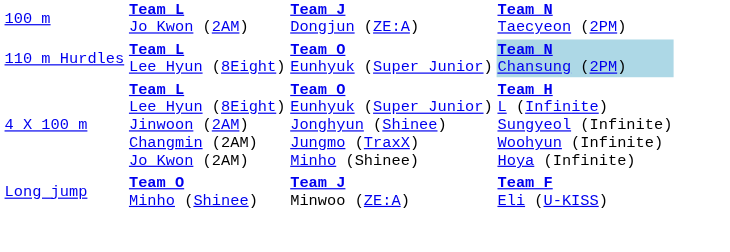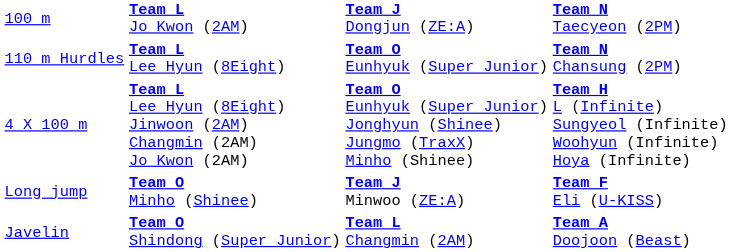(562, 58) lightblue background -> (617, 58) no background
+ row: (37, 232)
